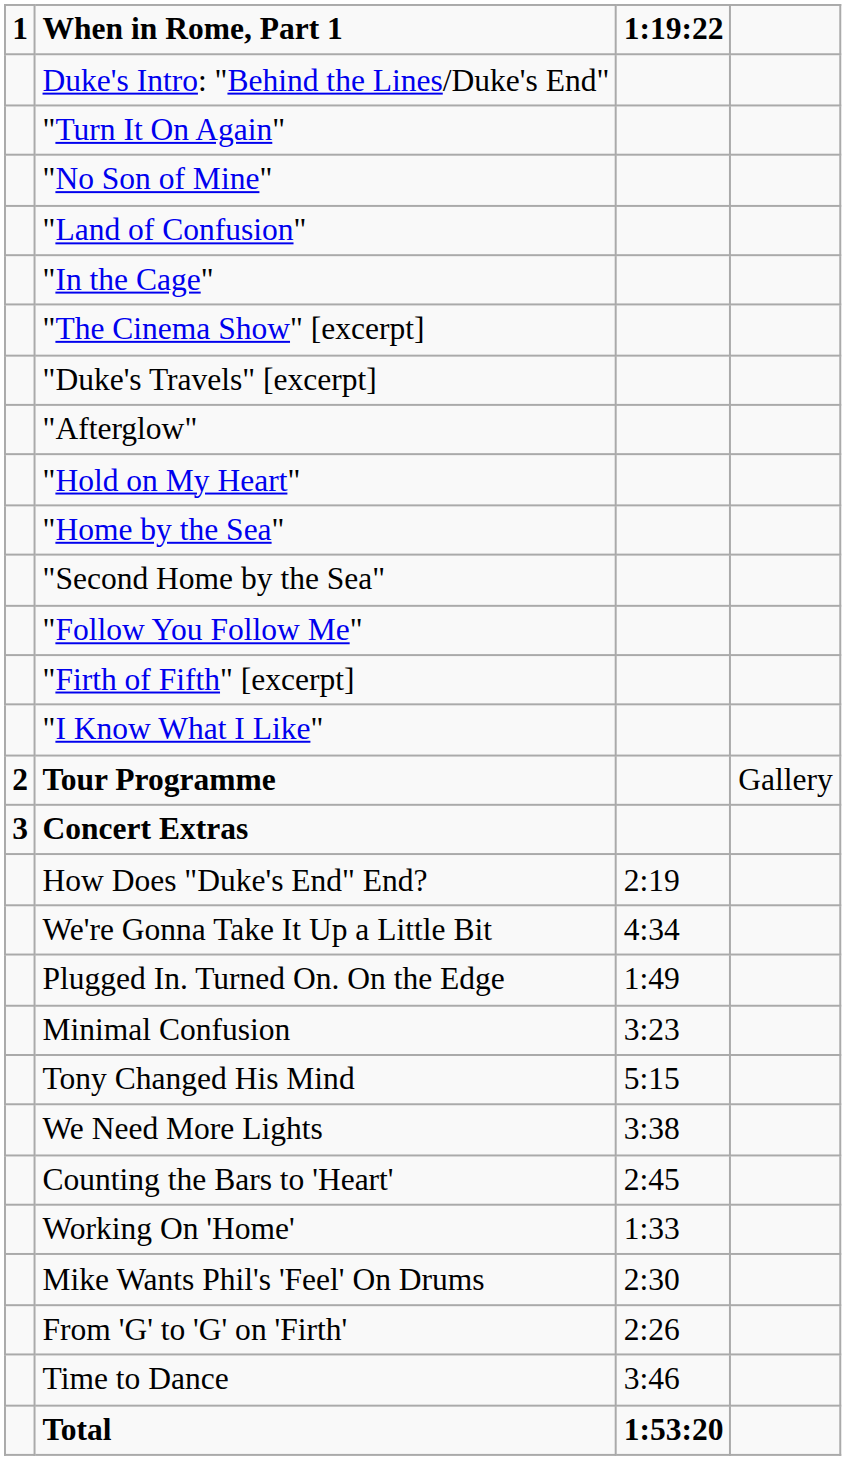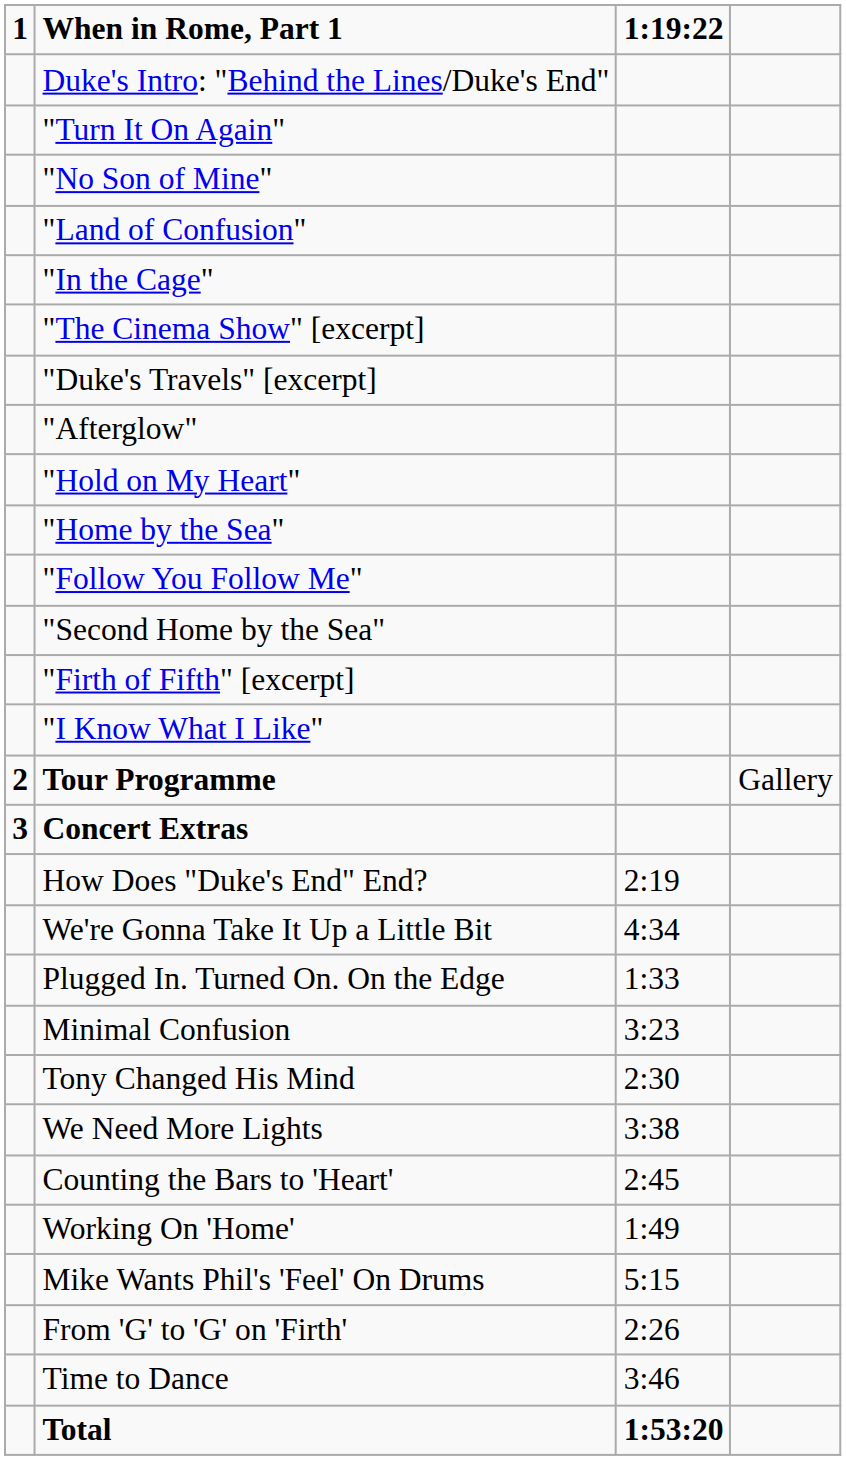rows swapped: (214, 579) <-> (203, 629)
(652, 979) 1:49 -> (652, 979) 1:33
(652, 1079) 5:15 -> (652, 1079) 2:30
(652, 1229) 1:33 -> (652, 1229) 1:49
(652, 1279) 2:30 -> (652, 1279) 5:15
